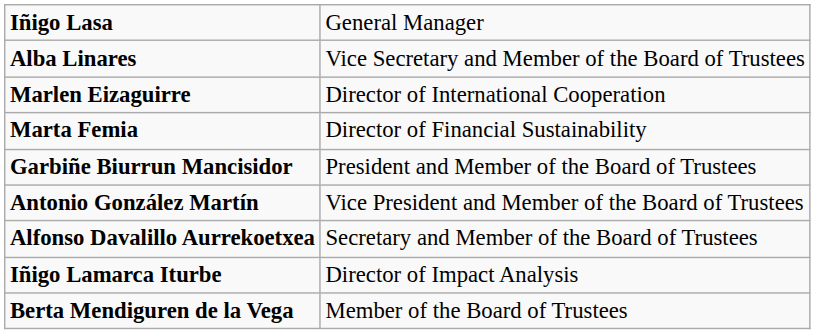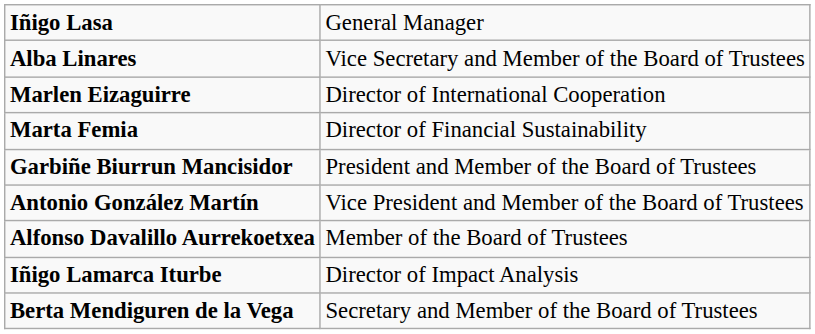(542, 238) Secretary and Member of the Board of Trustees -> (477, 238) Member of the Board of Trustees
(477, 310) Member of the Board of Trustees -> (542, 310) Secretary and Member of the Board of Trustees
